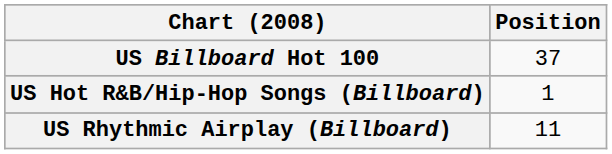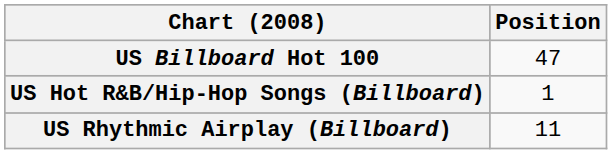(548, 59) 37 -> (548, 59) 47
